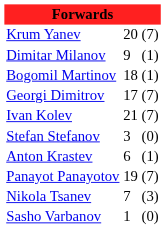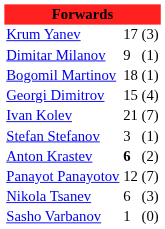(130, 34) 20 -> (130, 34) 17
(150, 34) (7) -> (150, 34) (3)
(130, 95) 17 -> (130, 95) 15
(150, 95) (7) -> (150, 95) (4)
(150, 135) (0) -> (150, 135) (1)
(127, 156) normal -> (127, 156) bold
(150, 156) (1) -> (150, 156) (2)
(130, 176) 19 -> (130, 176) 12
(127, 196) 7 -> (127, 196) 6
